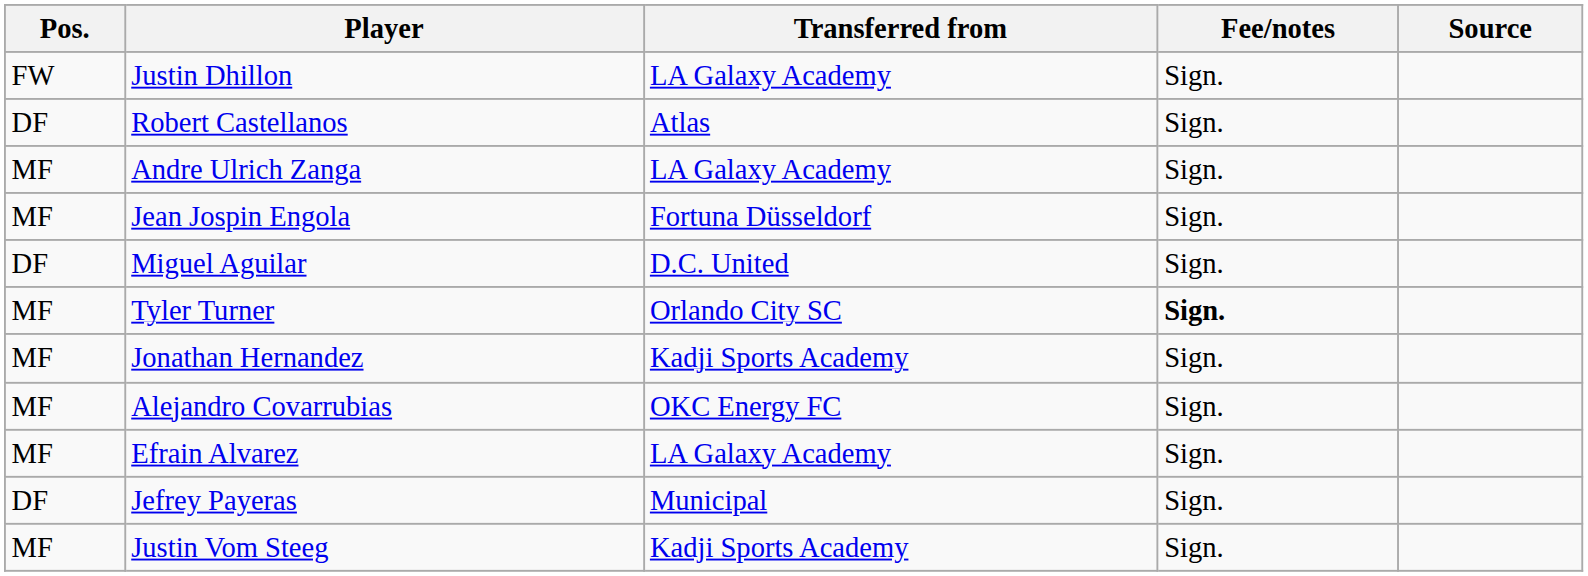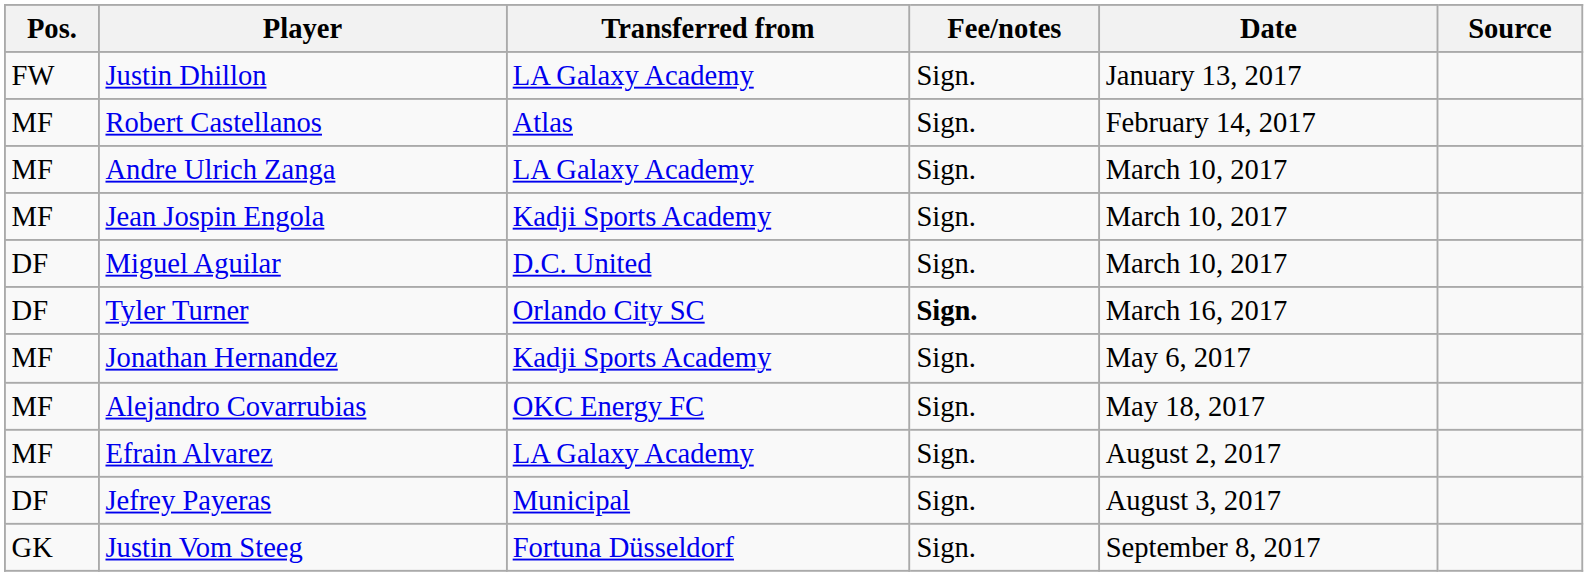+ column: (1269, 28)
(30, 122) DF -> (32, 122) MF
(761, 216) Fortuna Düsseldorf -> (642, 216) Kadji Sports Academy
(32, 310) MF -> (30, 310) DF
(32, 546) MF -> (32, 546) GK
(779, 546) Kadji Sports Academy -> (623, 546) Fortuna Düsseldorf
